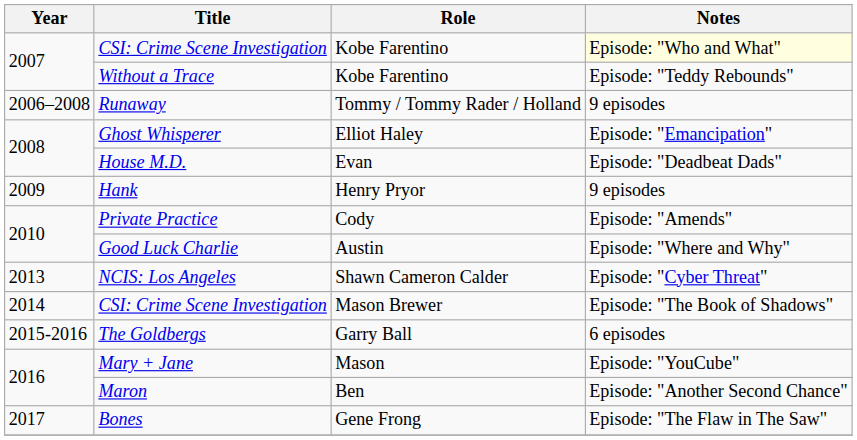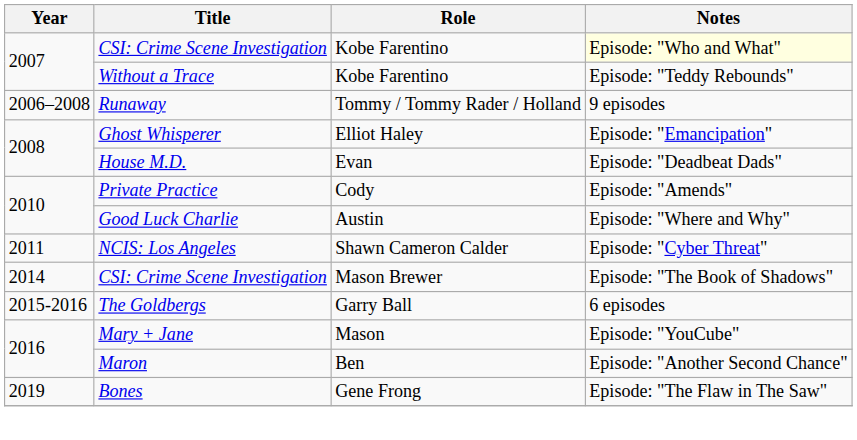- row: (118, 190)
(27, 276) 2013 -> (26, 248) 2011
(27, 420) 2017 -> (27, 391) 2019
